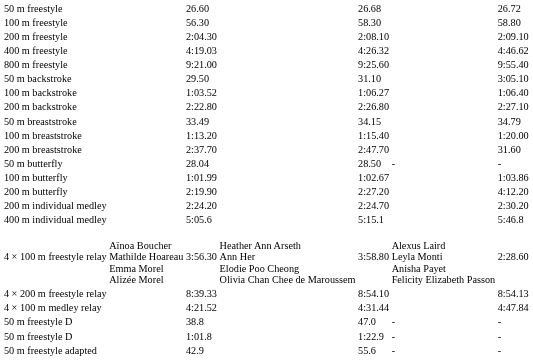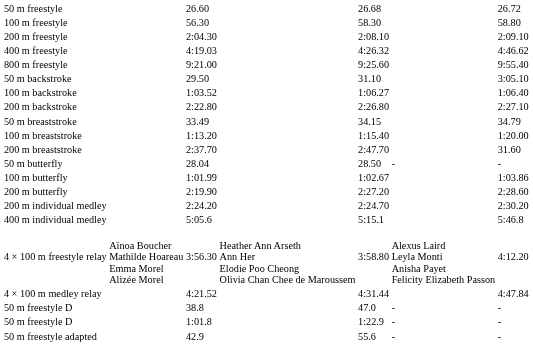(513, 191) 4:12.20 -> (513, 191) 2:28.60
(513, 257) 2:28.60 -> (513, 257) 4:12.20
- row: (55, 294)
